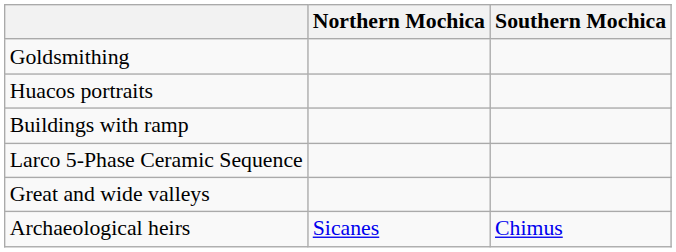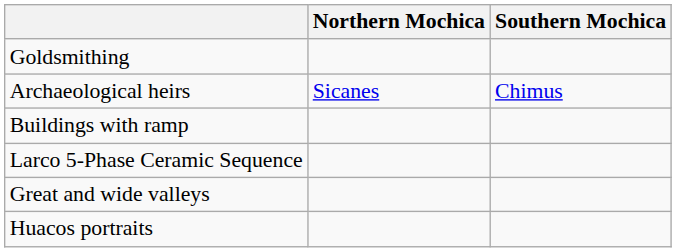rows swapped: (81, 90) <-> (100, 228)
